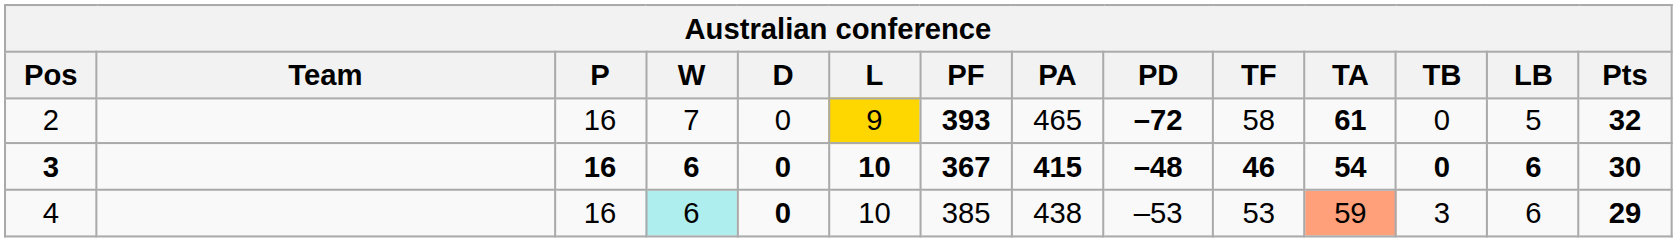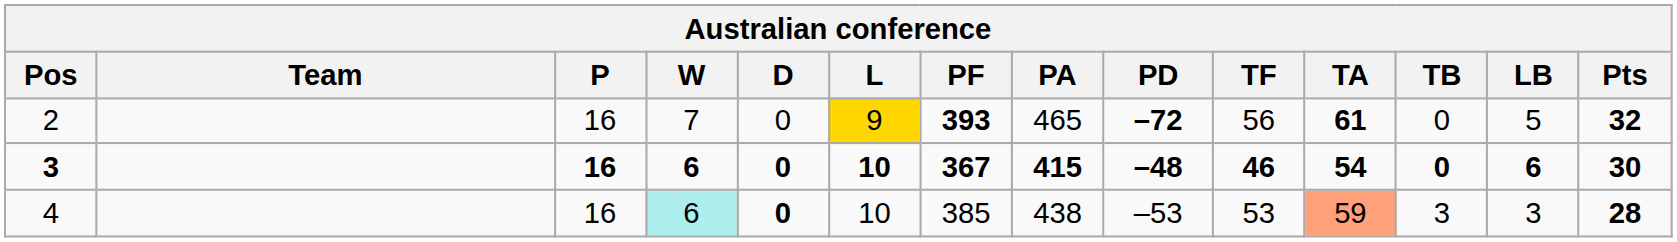(1259, 121) 58 -> (1259, 121) 56
(1533, 213) 6 -> (1533, 213) 3
(1625, 213) 29 -> (1625, 213) 28
